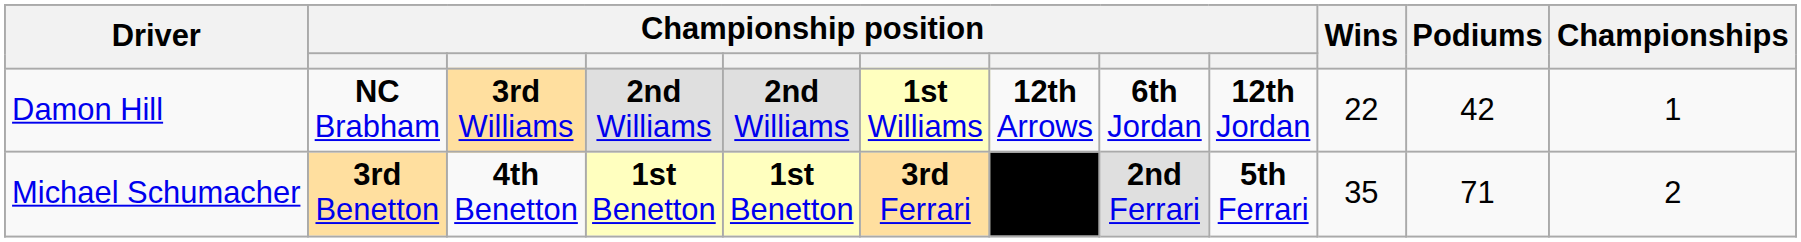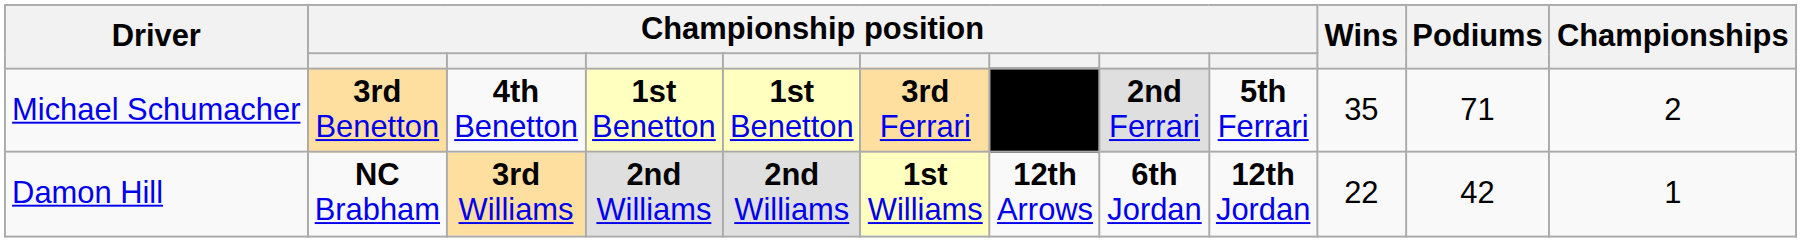rows swapped: (88, 109) <-> (156, 193)
